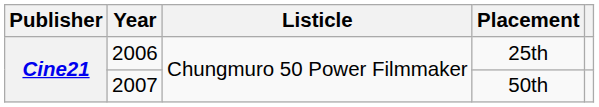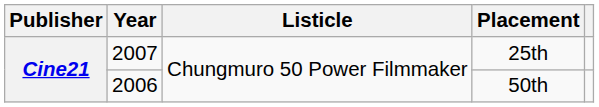(135, 53) 2006 -> (135, 53) 2007
(135, 85) 2007 -> (135, 85) 2006
